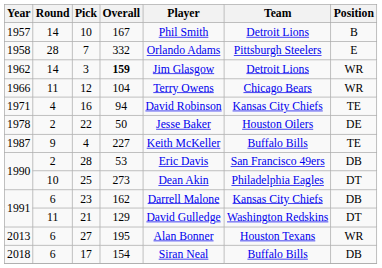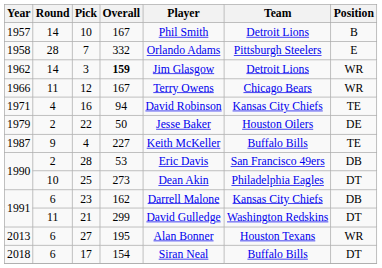(121, 87) 104 -> (121, 87) 167
(19, 124) 1978 -> (19, 124) 1979
(121, 217) 129 -> (121, 217) 299
(354, 254) DB -> (354, 254) DT
